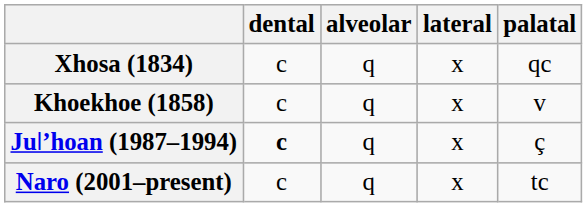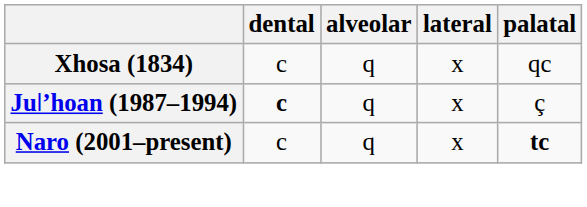- row: (124, 102)
(540, 181) normal -> (540, 142) bold
